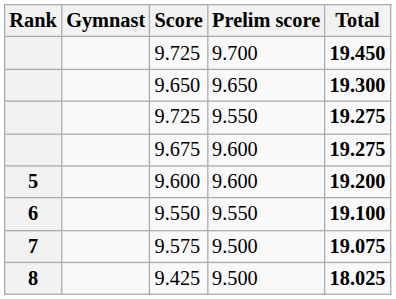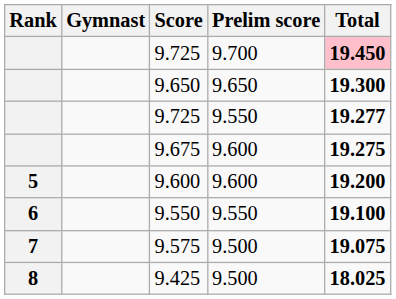(358, 52) no background -> (358, 52) pink background
(358, 117) 19.275 -> (358, 117) 19.277
